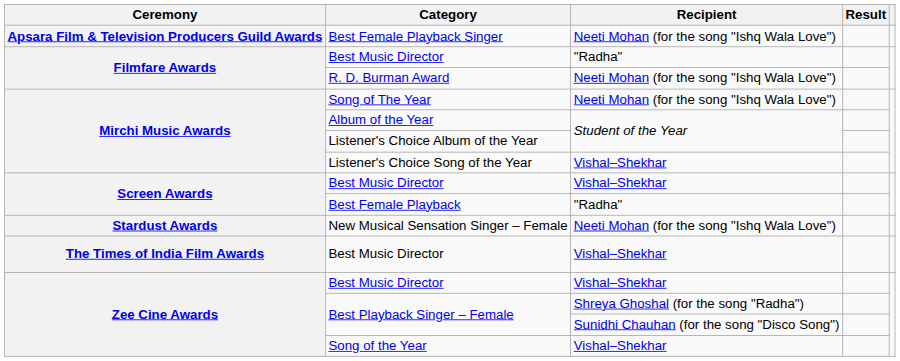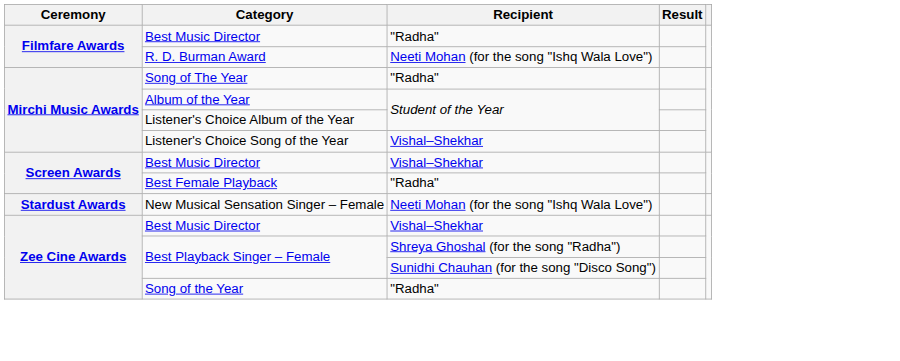- row: (165, 36)
(705, 99) Neeti Mohan (for the song "Ishq Wala Love") -> (415, 78) "Radha"
- row: (165, 254)
(620, 345) Vishal–Shekhar -> (415, 288) "Radha"
